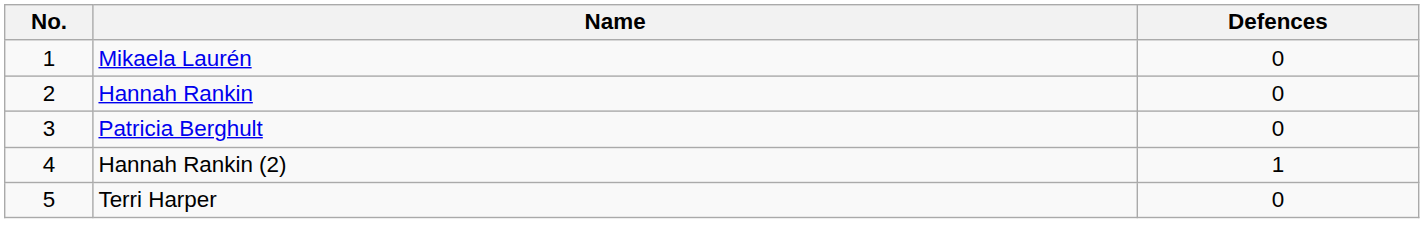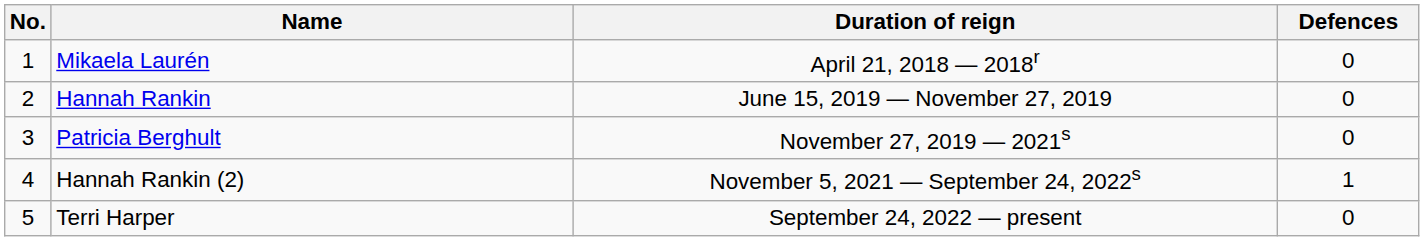+ column: (925, 22)
